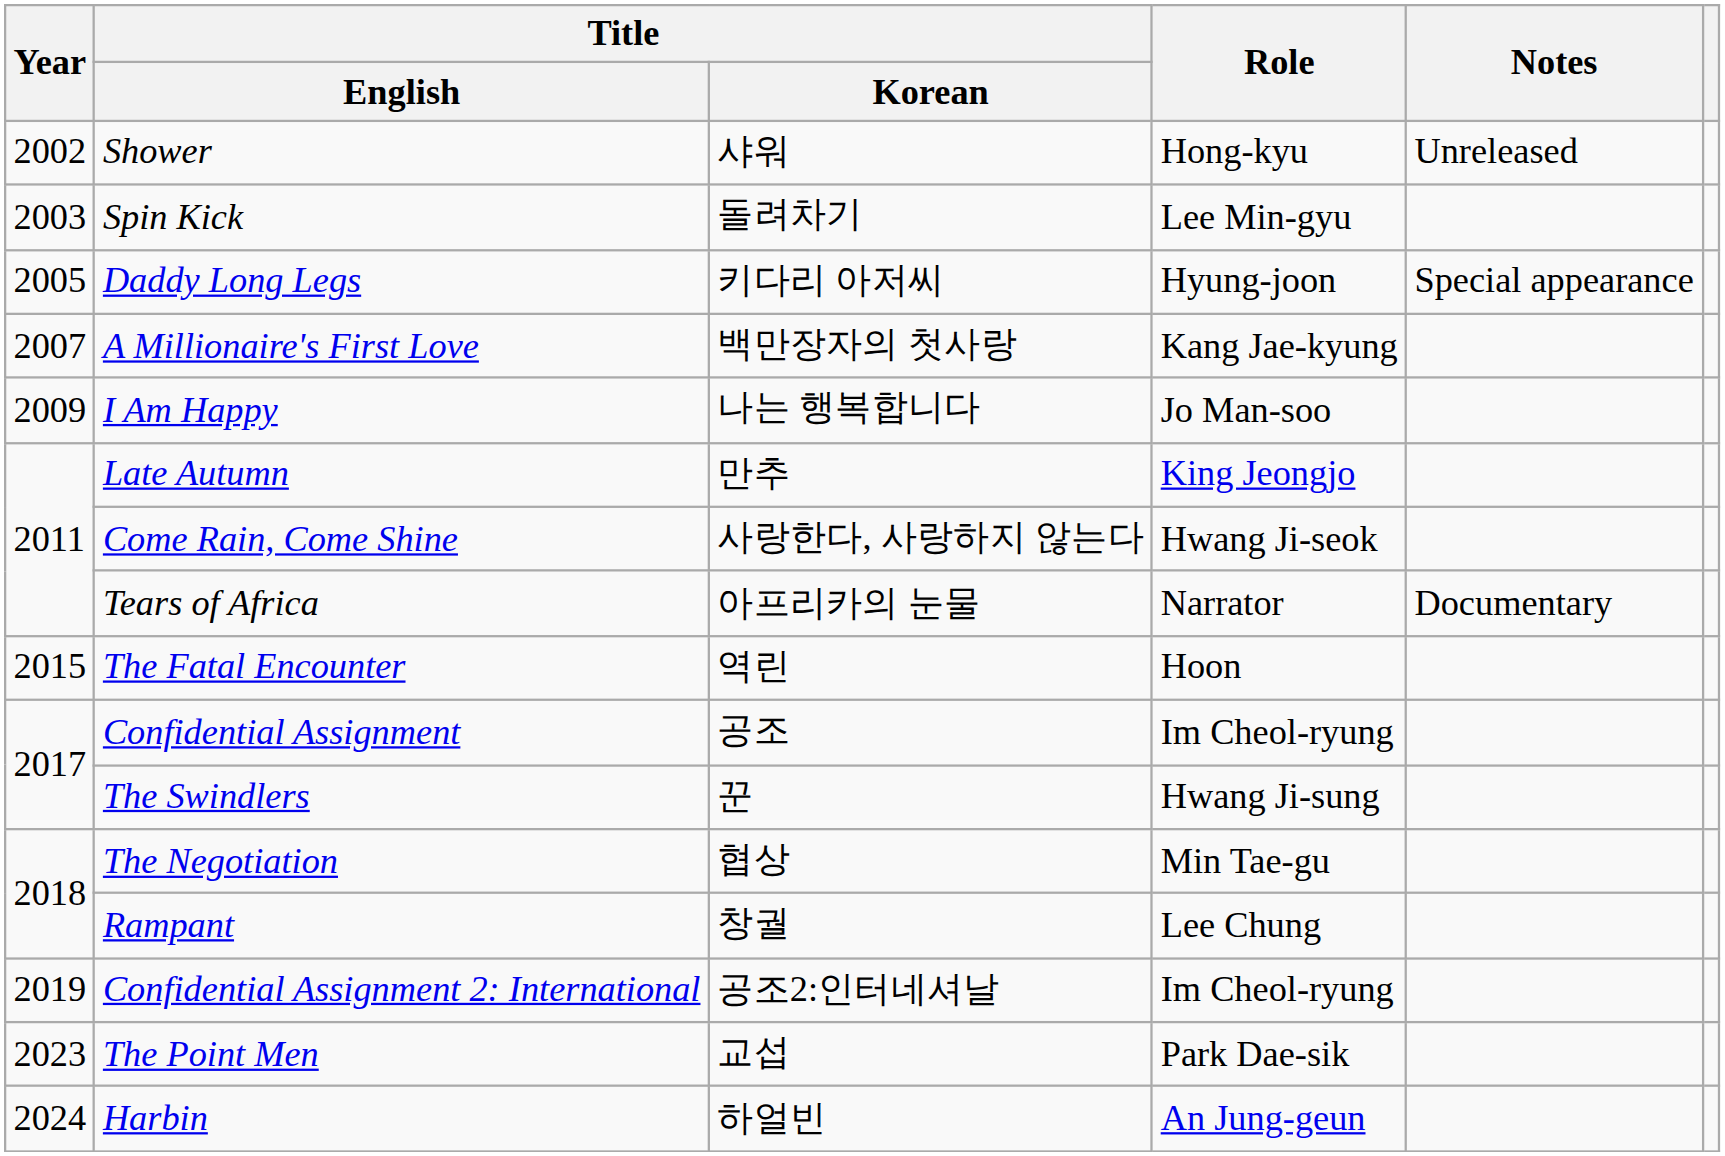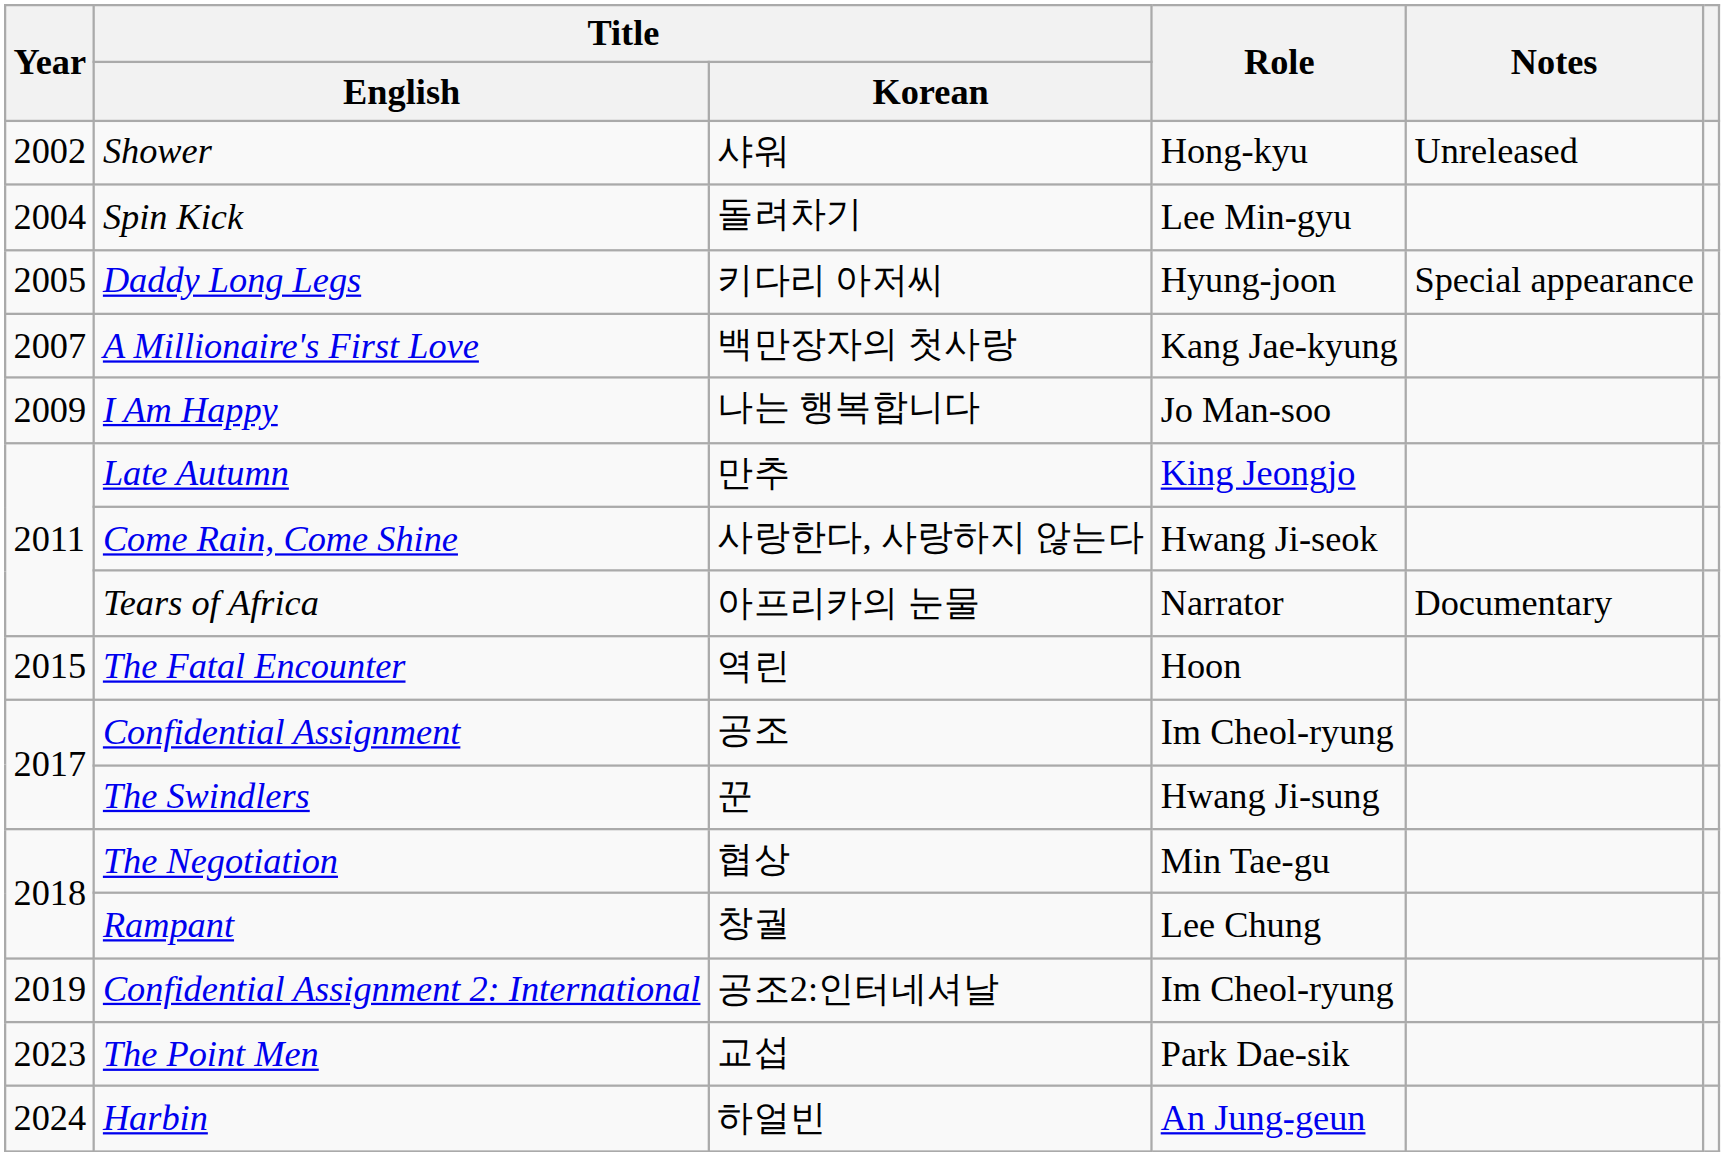(50, 216) 2003 -> (50, 216) 2004
